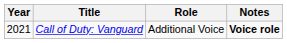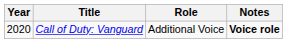(19, 30) 2021 -> (19, 30) 2020
